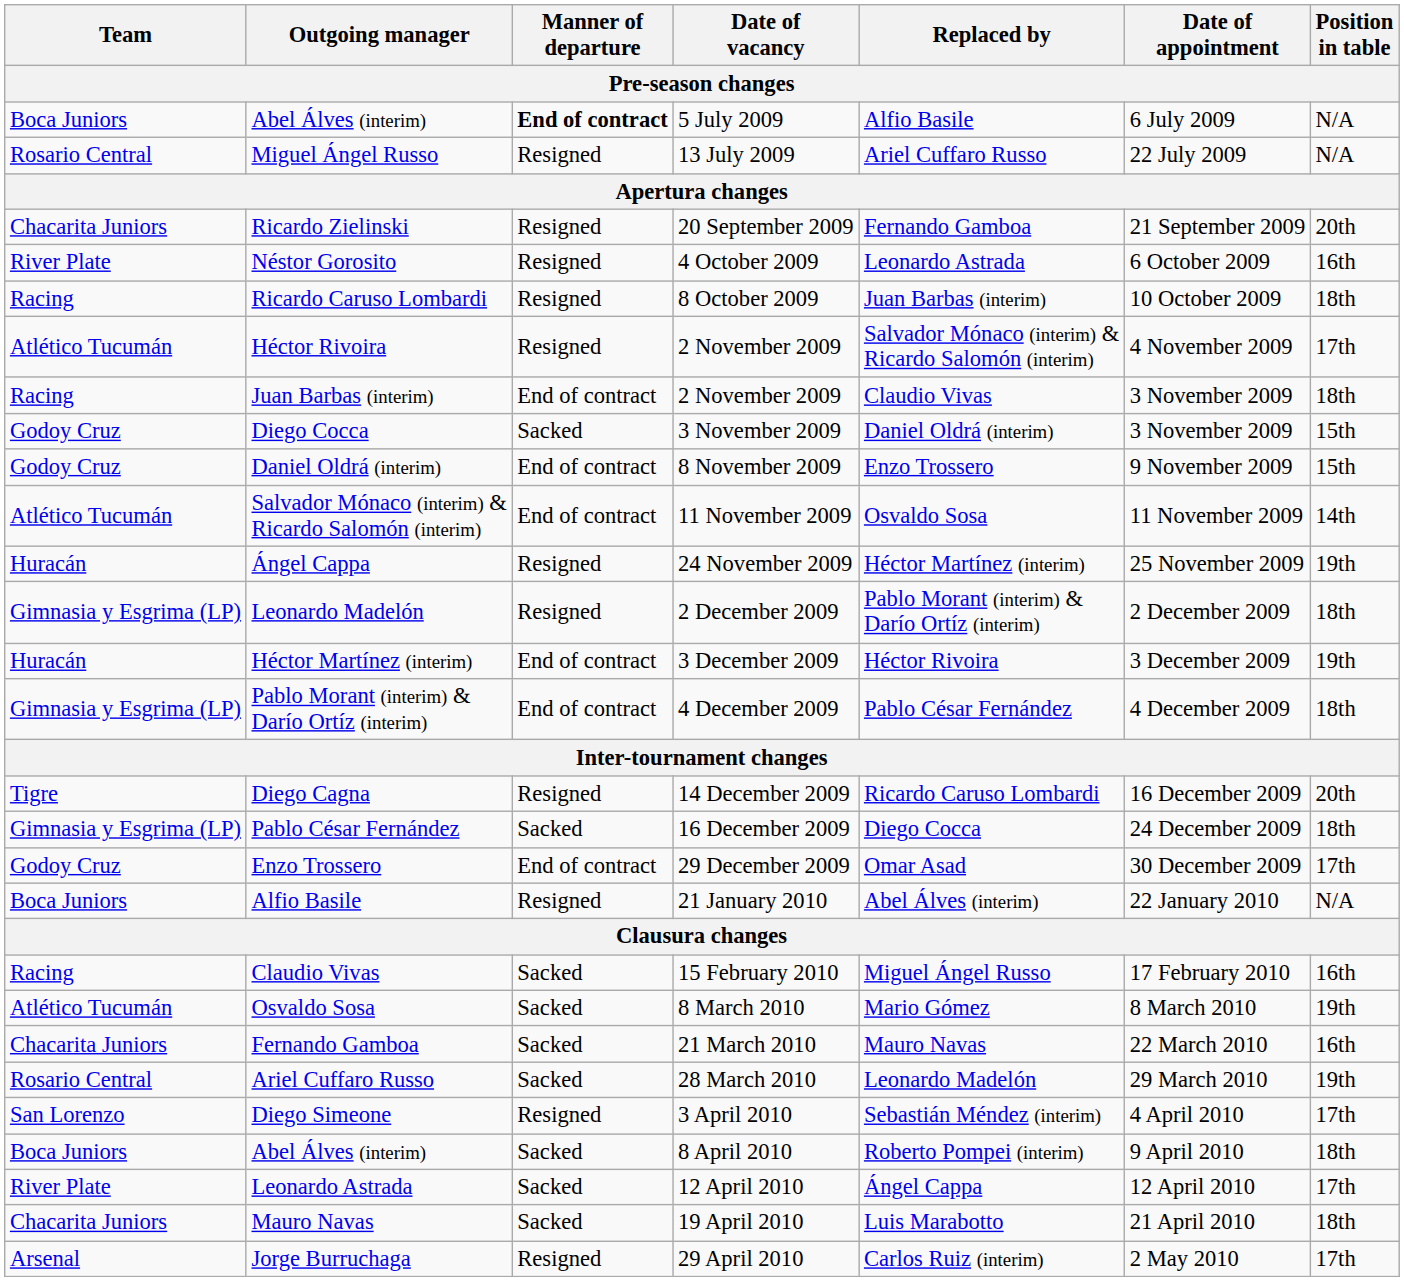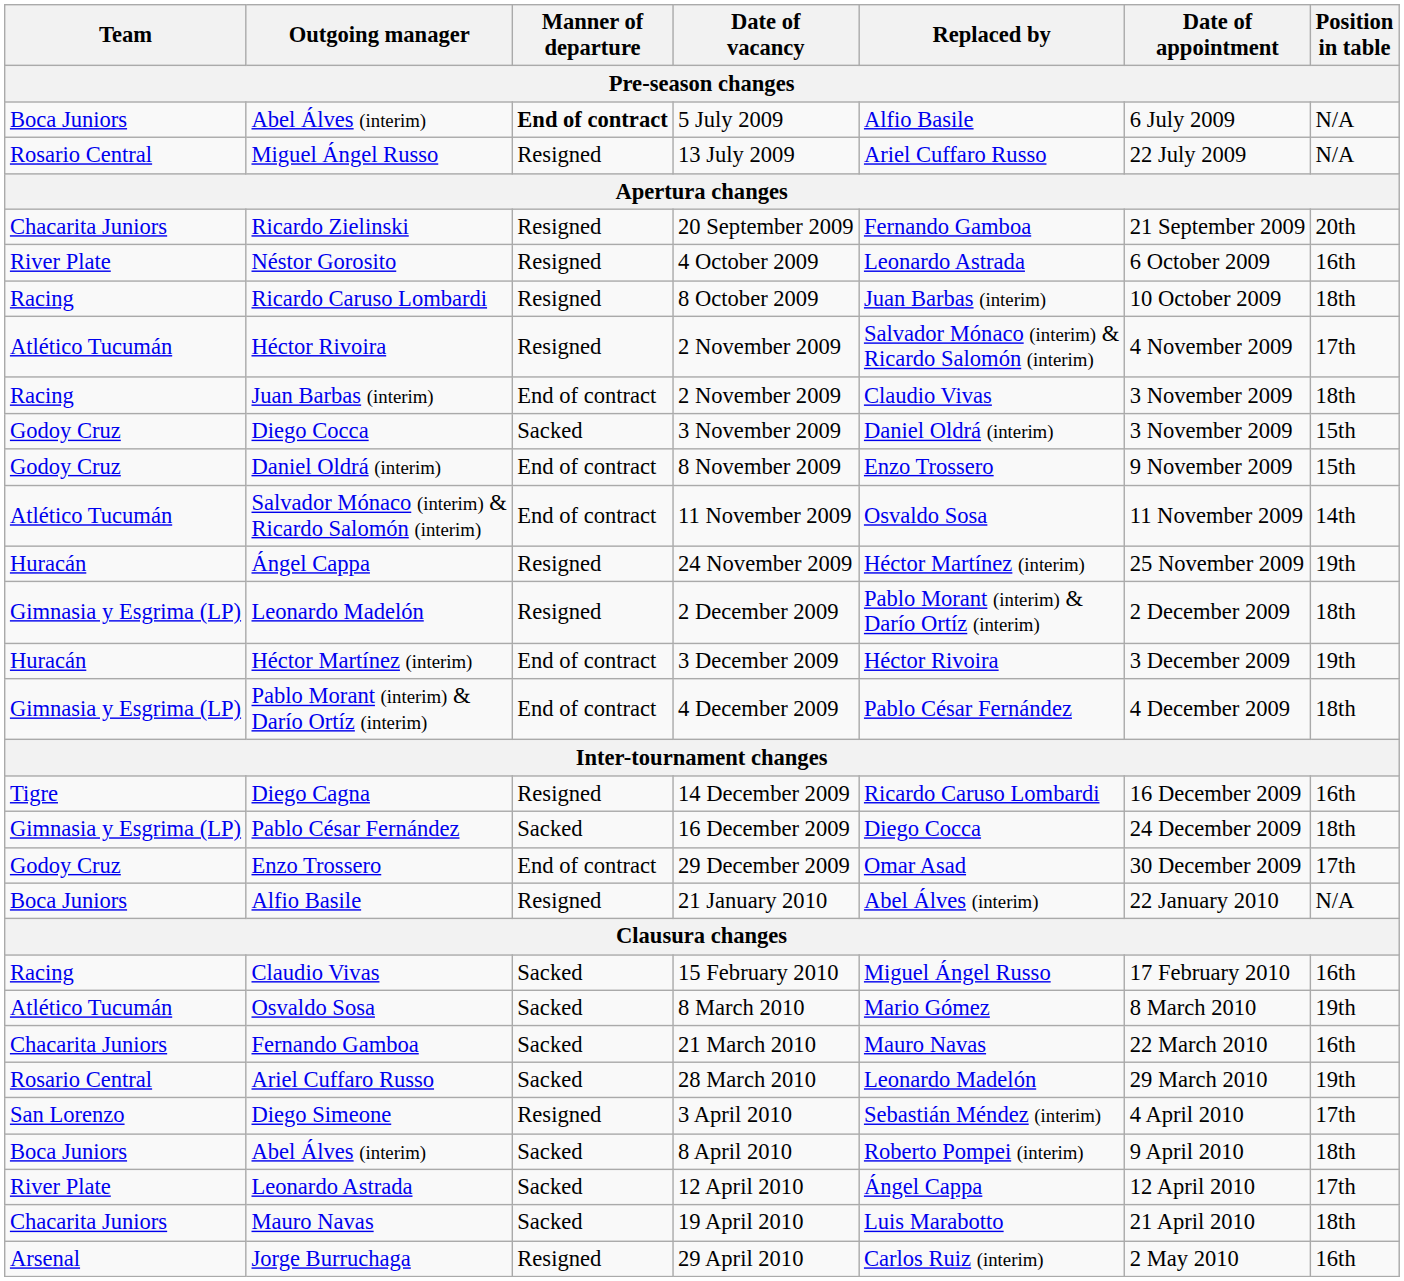(1336, 793) 20th -> (1336, 793) 16th
(1336, 1258) 17th -> (1336, 1258) 16th
